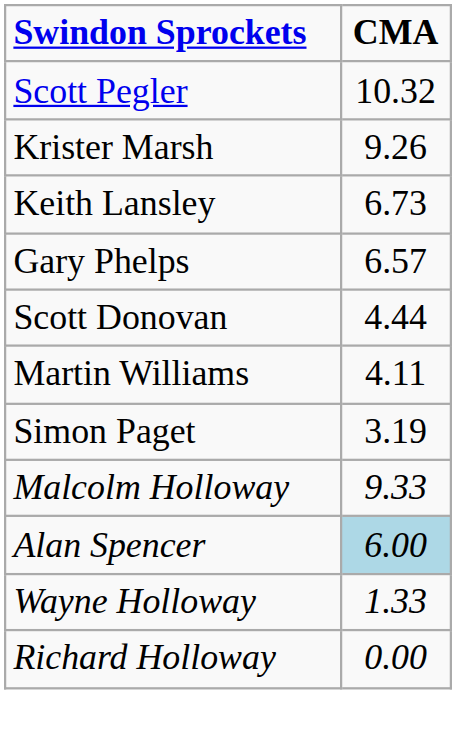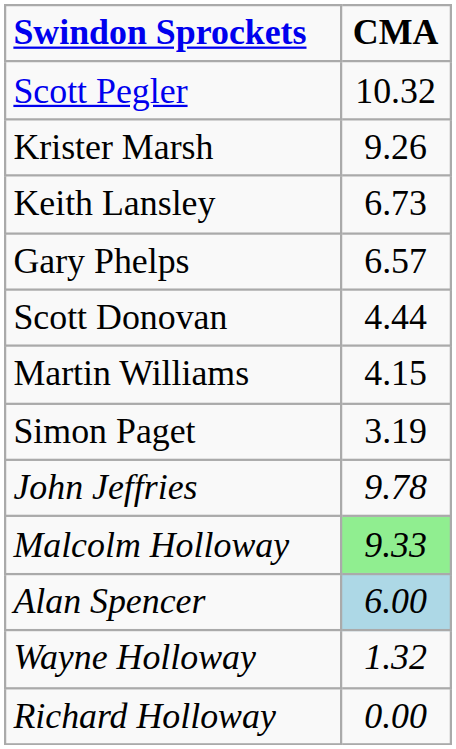(396, 373) 4.11 -> (396, 373) 4.15
+ row: (105, 487)
(396, 487) no background -> (396, 544) lightgreen background
(396, 601) 1.33 -> (396, 658) 1.32
